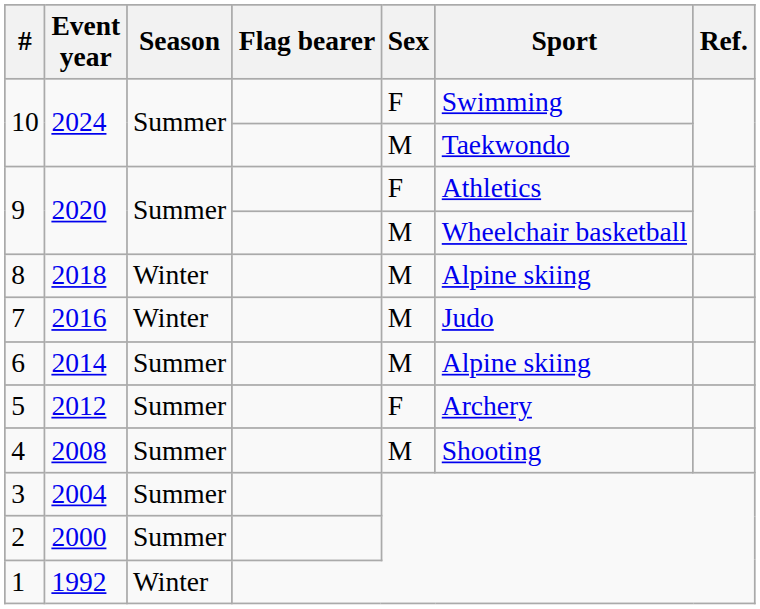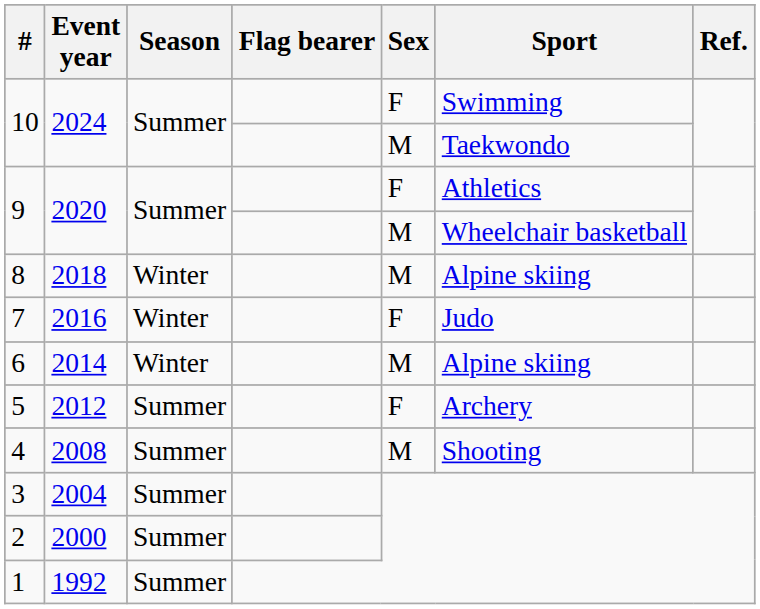(400, 319) M -> (395, 319) F
(180, 362) Summer -> (171, 362) Winter
(171, 581) Winter -> (180, 581) Summer
